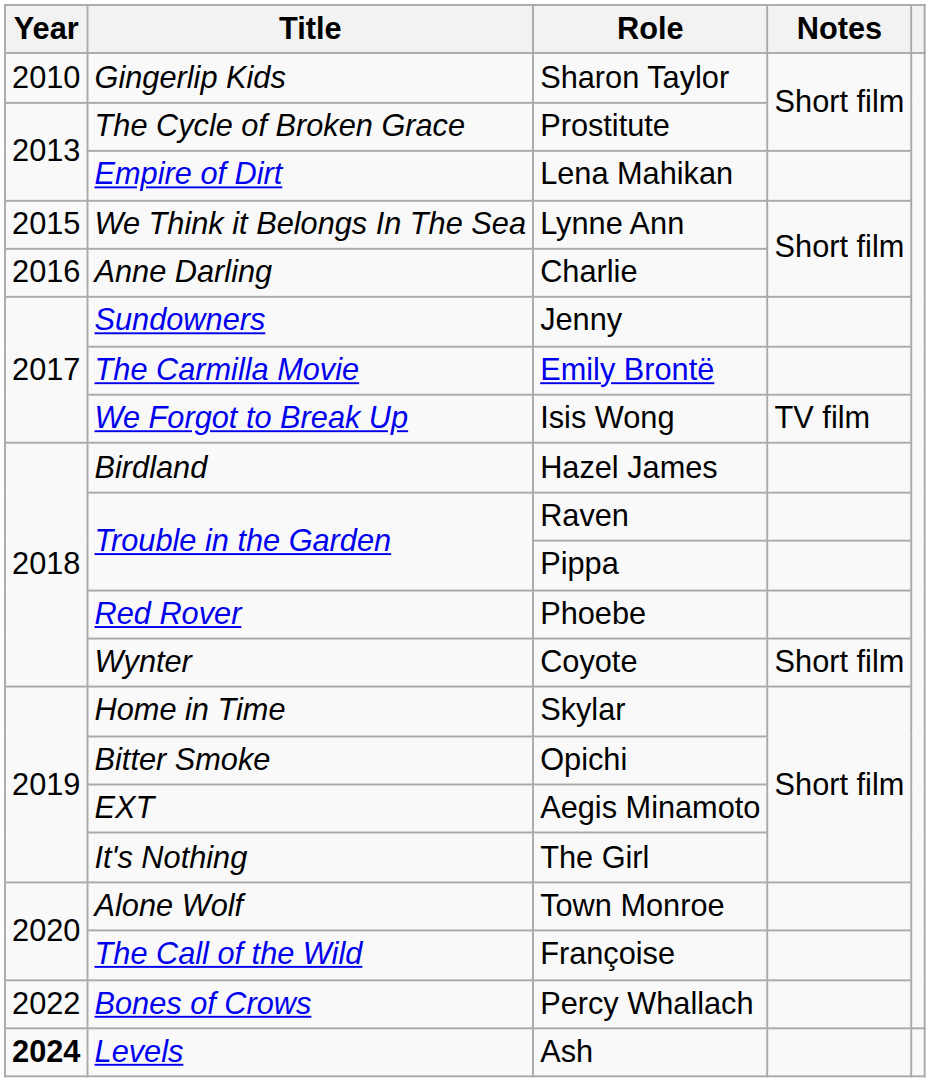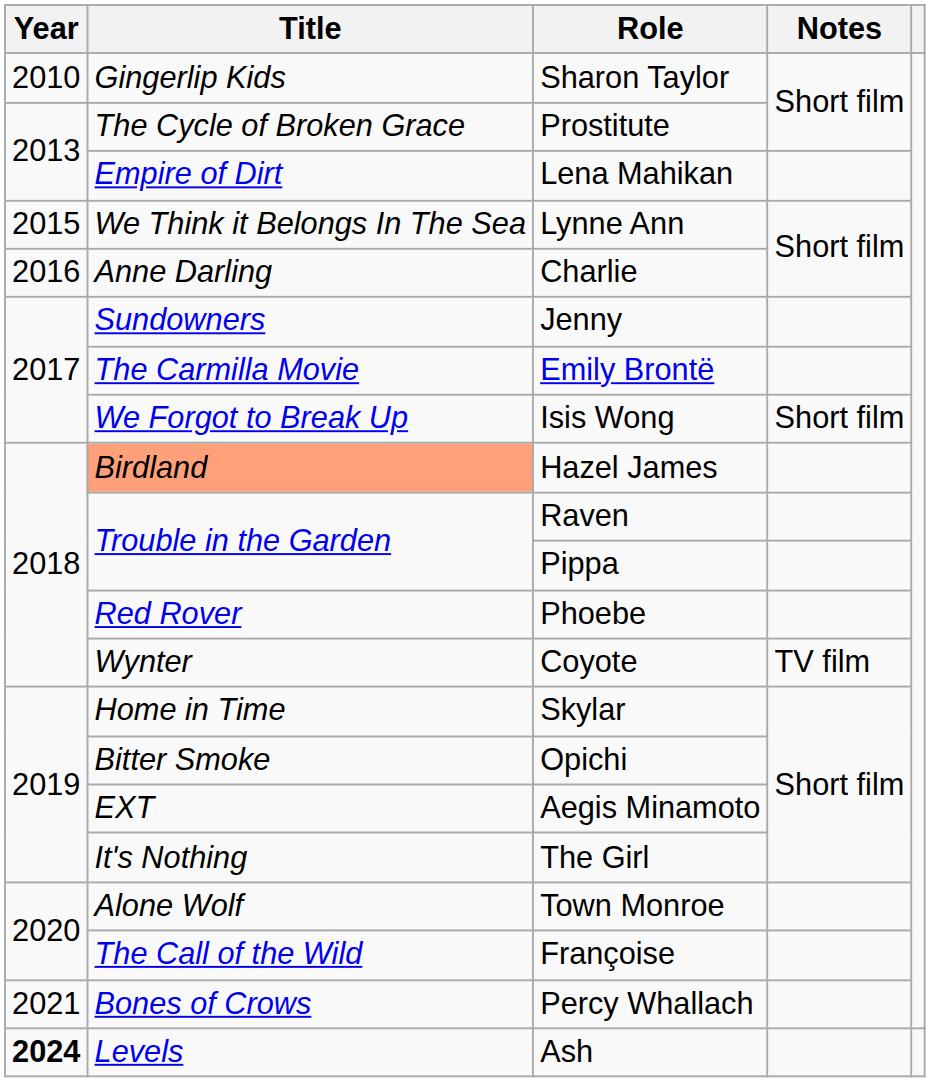(822, 418) TV film -> (839, 418) Short film
(151, 467) no background -> (151, 467) lightsalmon background
(839, 662) Short film -> (822, 662) TV film
(46, 1003) 2022 -> (46, 1003) 2021
